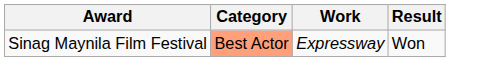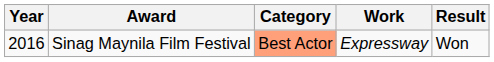+ column: (26, 17)
